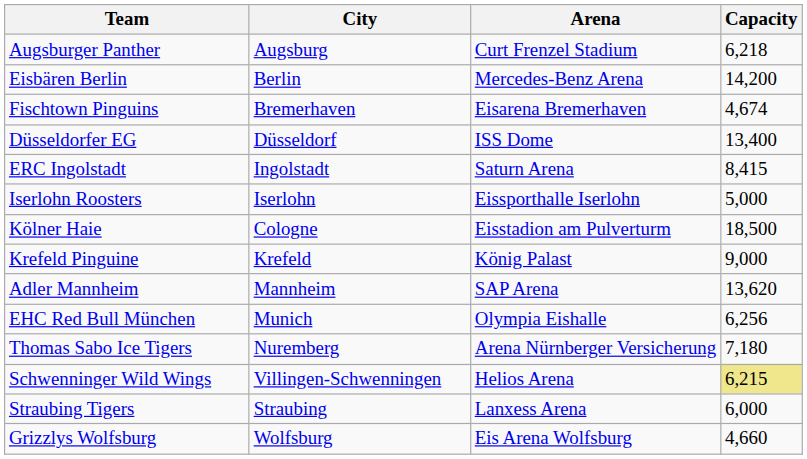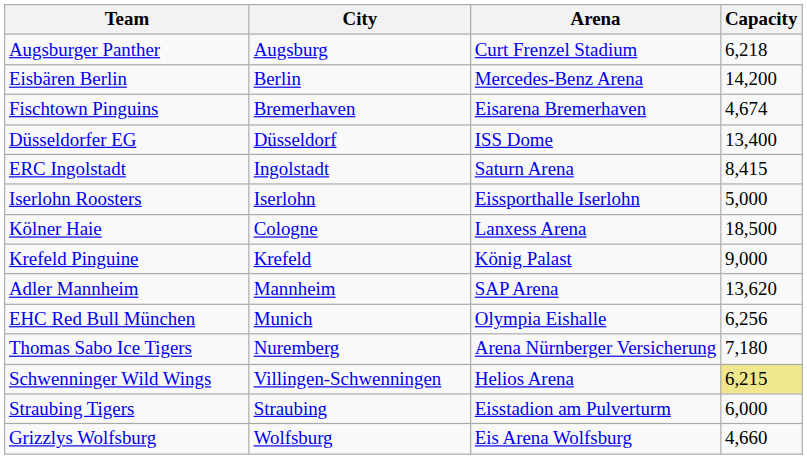(573, 229) Eisstadion am Pulverturm -> (531, 229) Lanxess Arena
(531, 408) Lanxess Arena -> (573, 408) Eisstadion am Pulverturm
